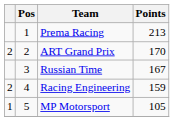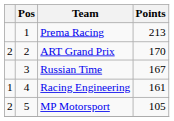(10, 87) 2 -> (10, 87) 1
(157, 87) 159 -> (157, 87) 161
(10, 106) 1 -> (10, 106) 2
